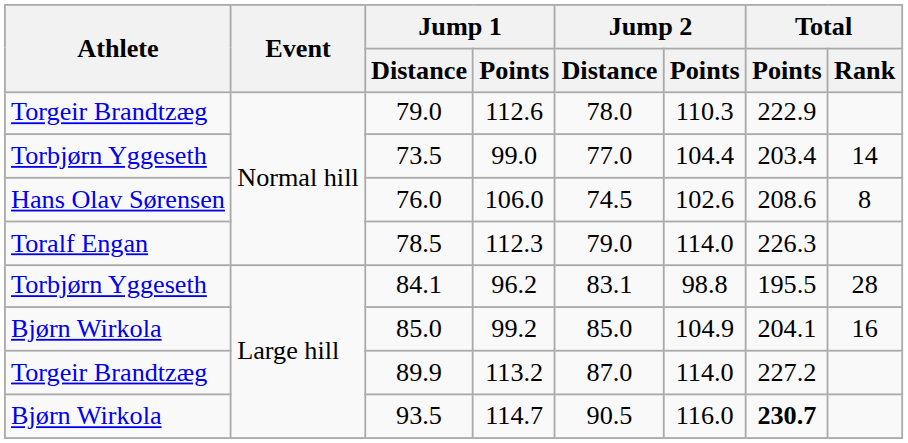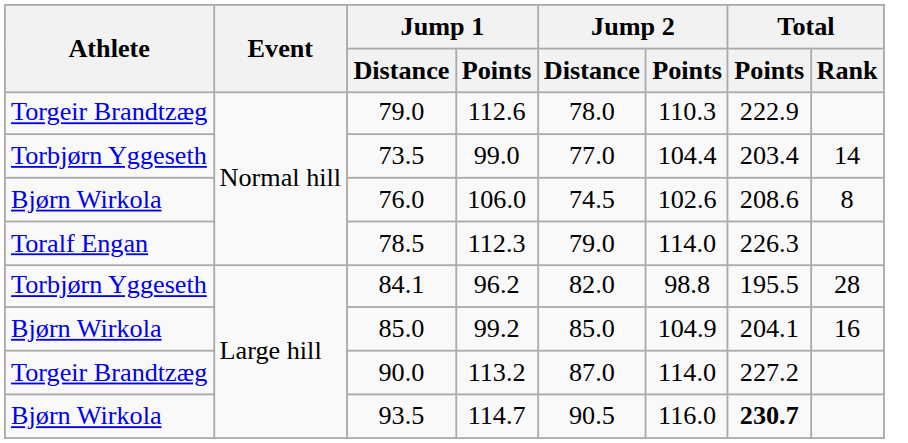(118, 199) Hans Olav Sørensen -> (86, 199) Bjørn Wirkola
(609, 285) 83.1 -> (592, 285) 82.0
(419, 372) 89.9 -> (401, 372) 90.0
